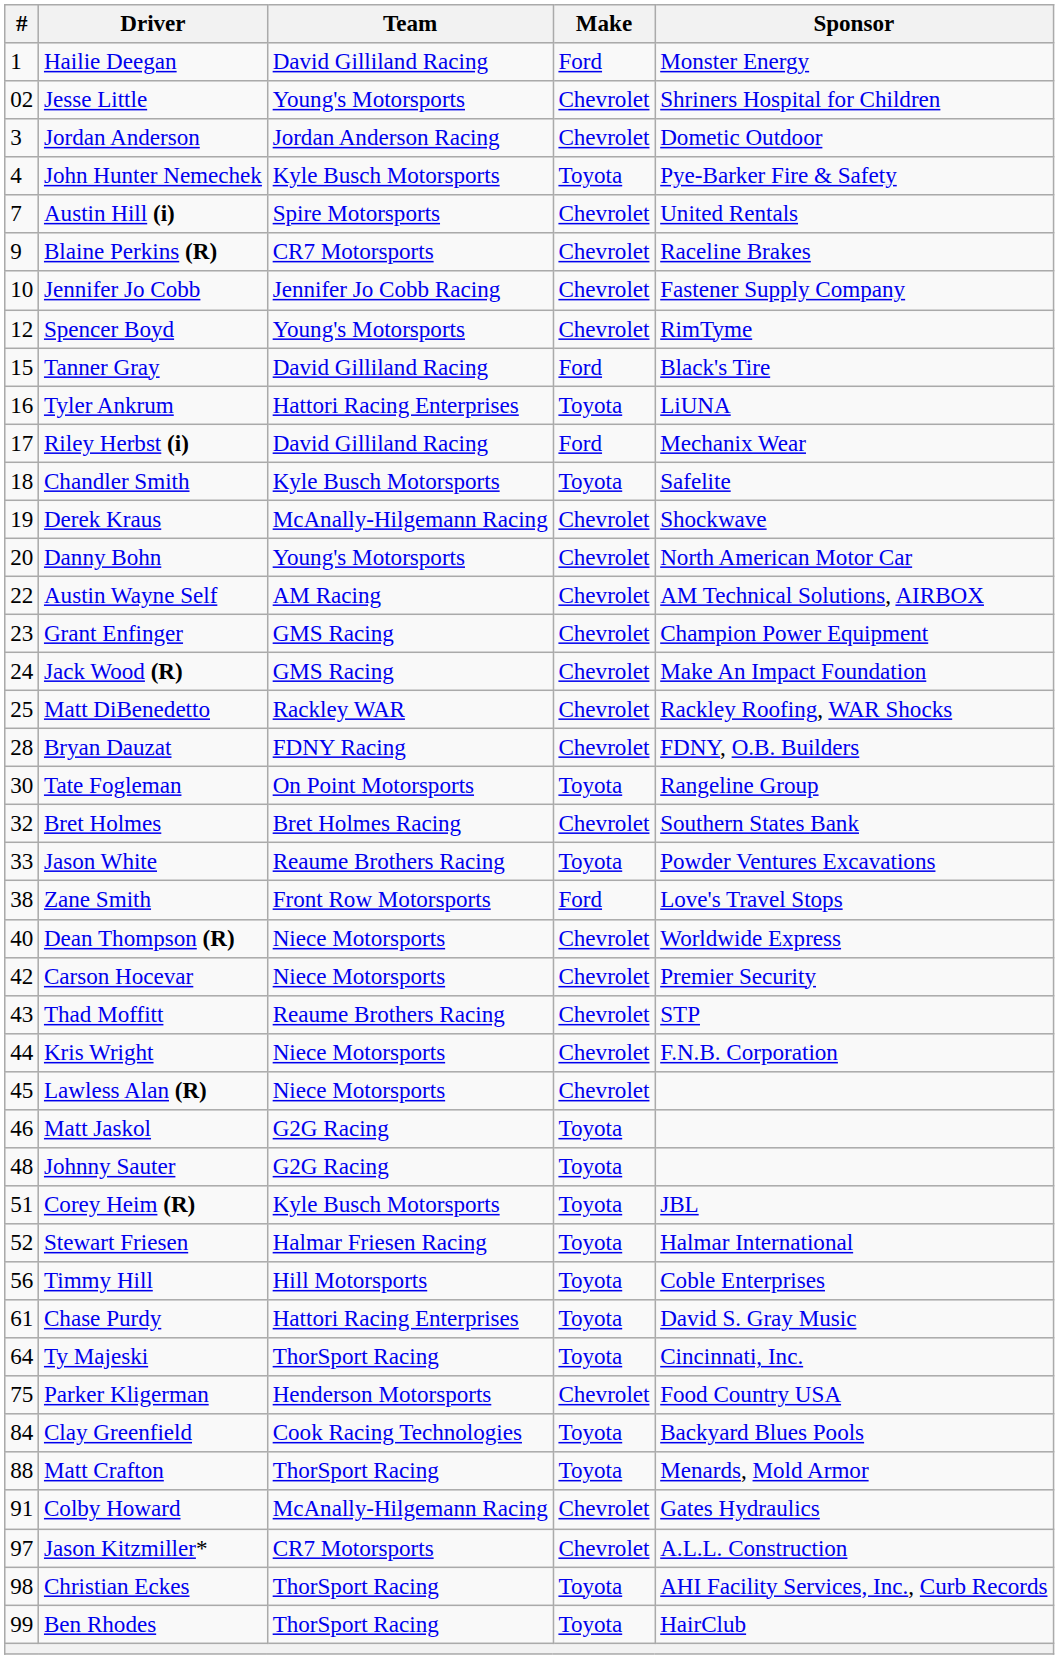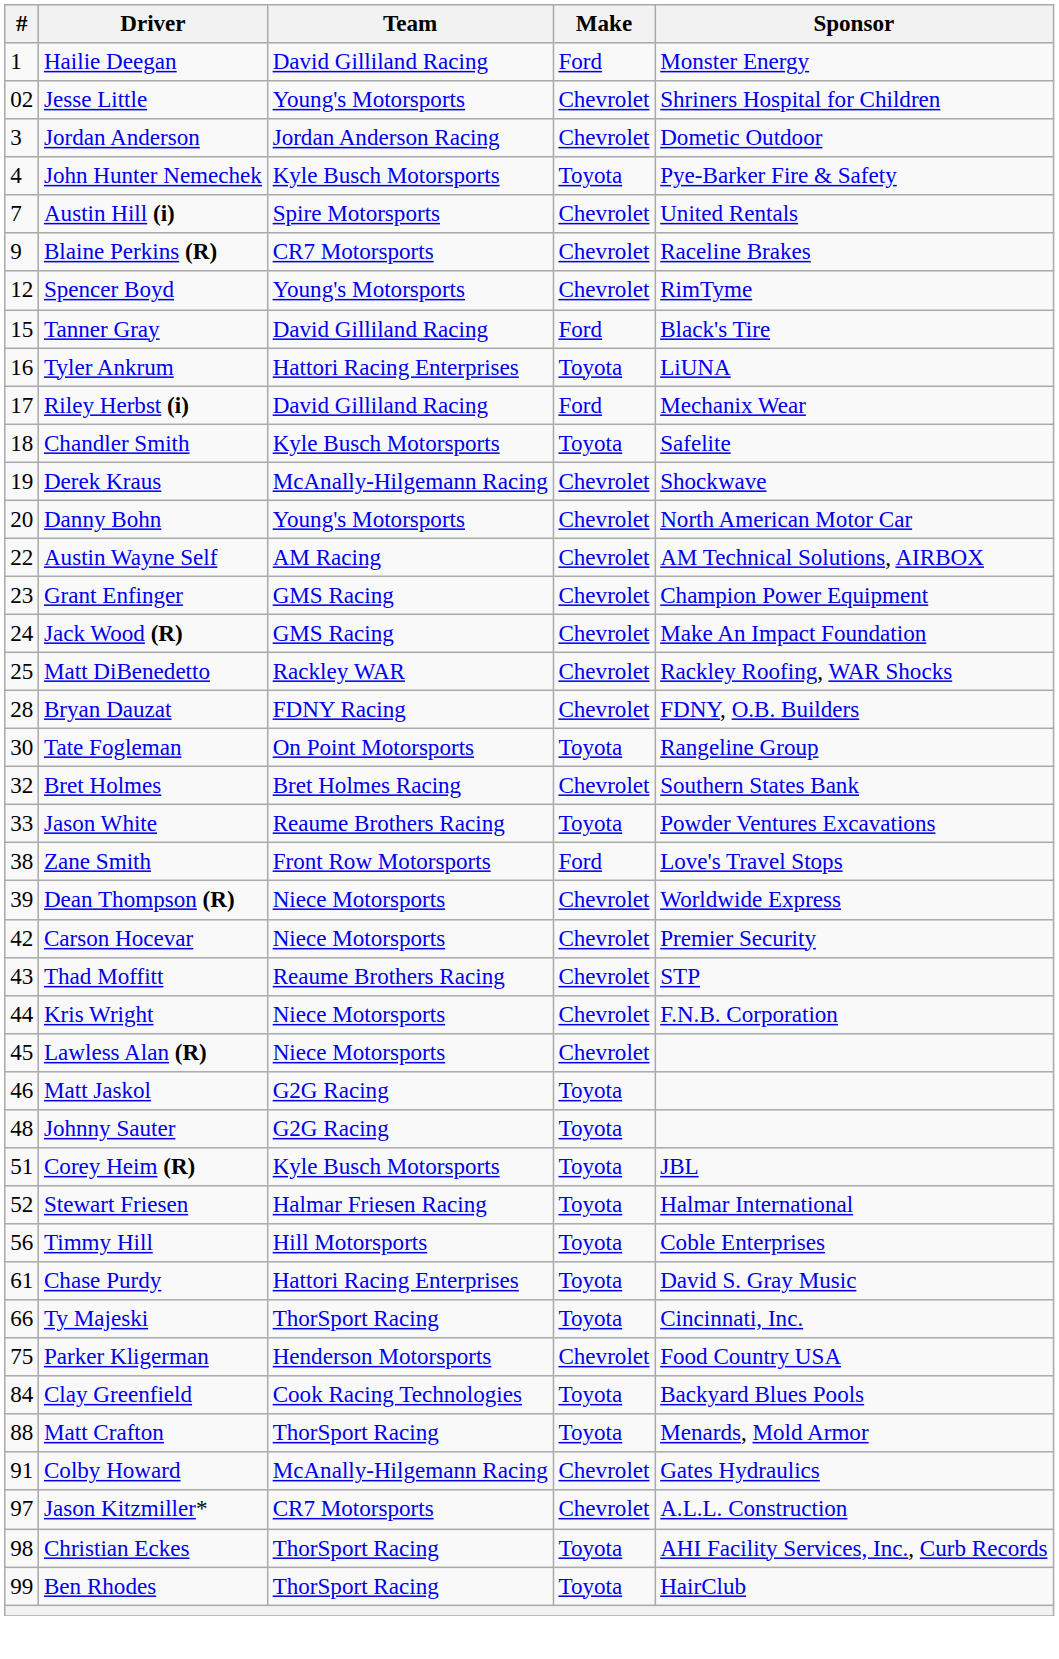- row: (122, 290)
(22, 938) 40 -> (22, 899) 39
(22, 1357) 64 -> (22, 1318) 66
